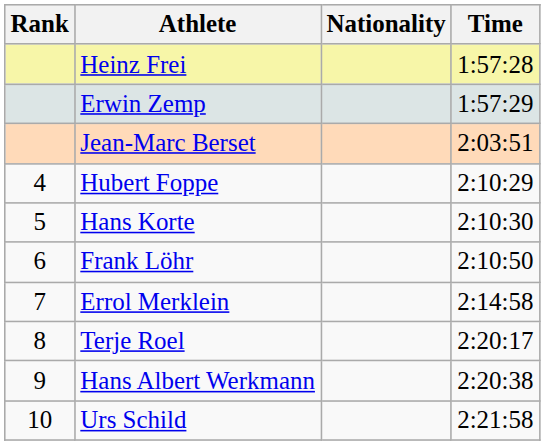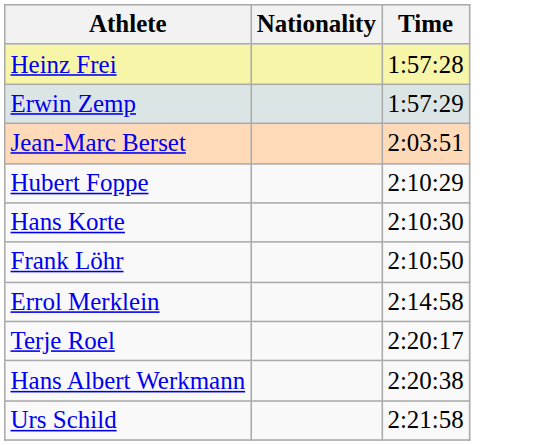- column: (40, 24)
